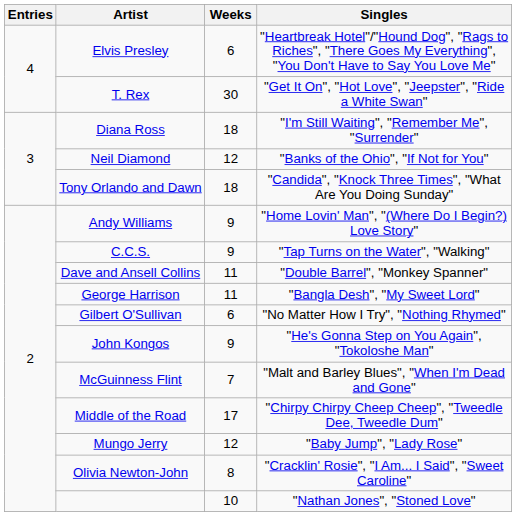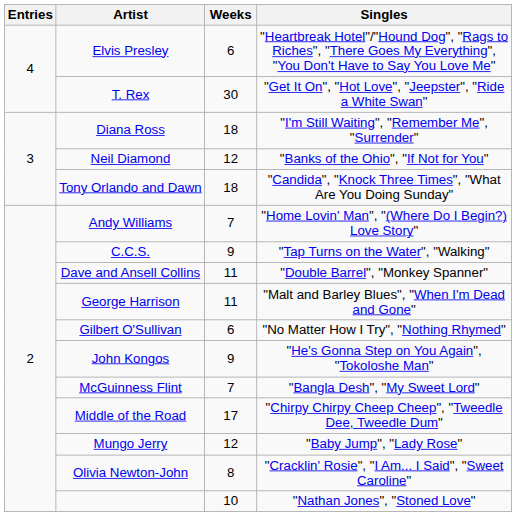(231, 223) 9 -> (231, 223) 7
(384, 294) "Bangla Desh", "My Sweet Lord" -> (384, 301) "Malt and Barley Blues", "When I'm Dead and Gone"
(384, 379) "Malt and Barley Blues", "When I'm Dead and Gone" -> (384, 387) "Bangla Desh", "My Sweet Lord"
